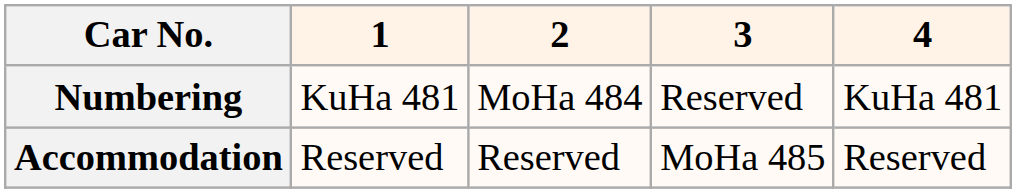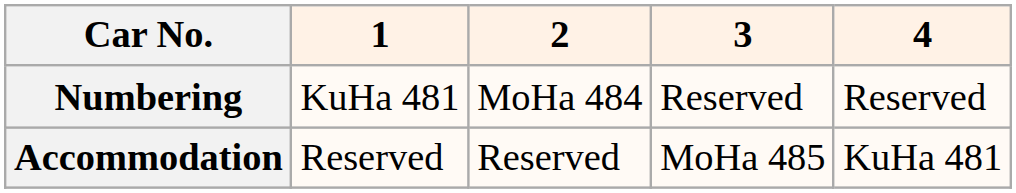(923, 95) KuHa 481 -> (915, 95) Reserved
(915, 156) Reserved -> (923, 156) KuHa 481
